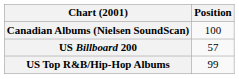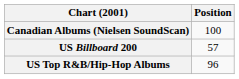(213, 64) 99 -> (213, 64) 96
